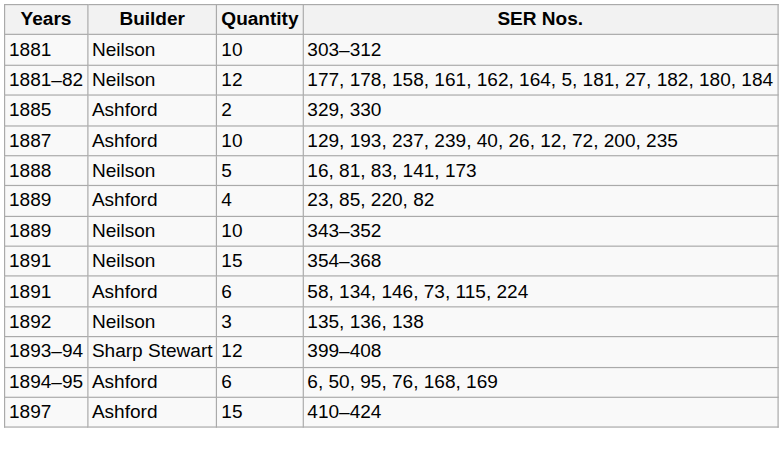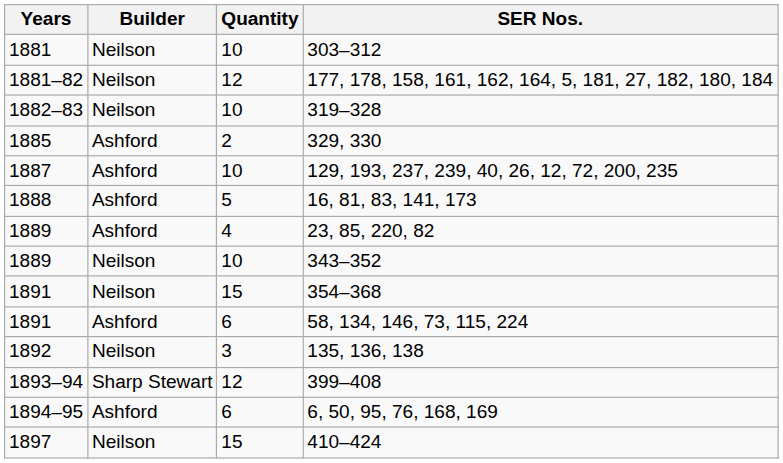+ row: (344, 110)
(124, 170) Neilson -> (125, 200) Ashford
(125, 412) Ashford -> (124, 442) Neilson
